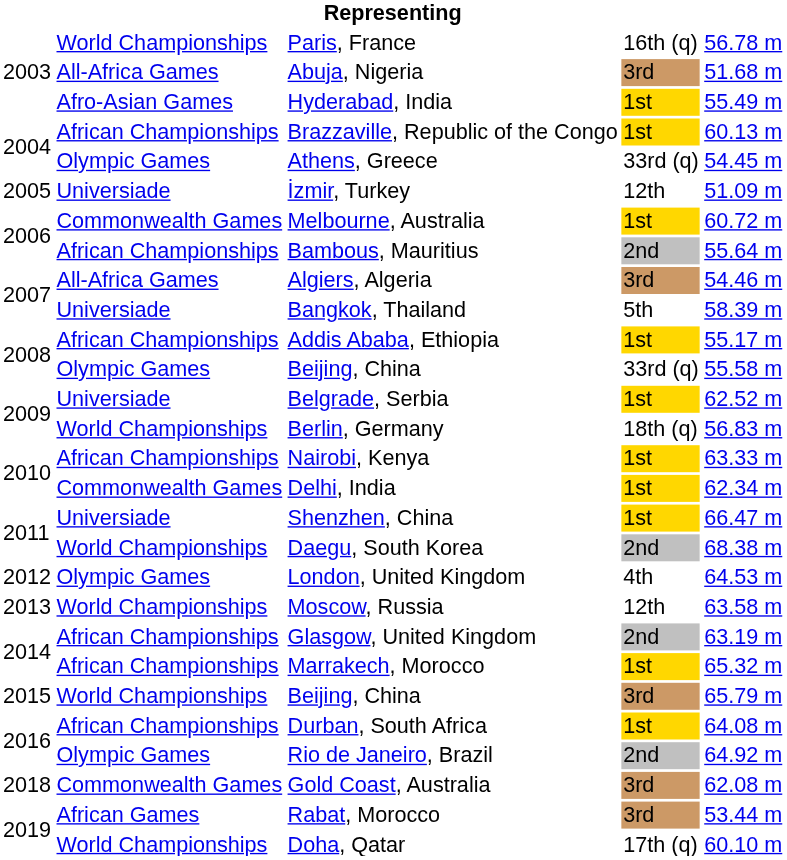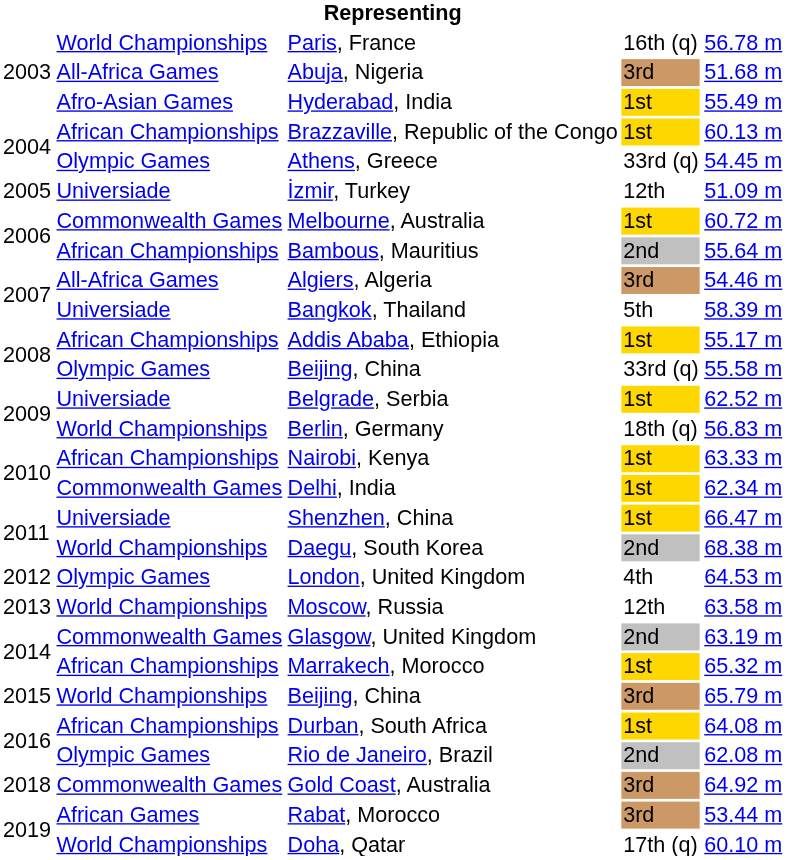(168, 636) African Championships -> (169, 636) Commonwealth Games
(743, 755) 64.92 m -> (743, 755) 62.08 m
(743, 785) 62.08 m -> (743, 785) 64.92 m
